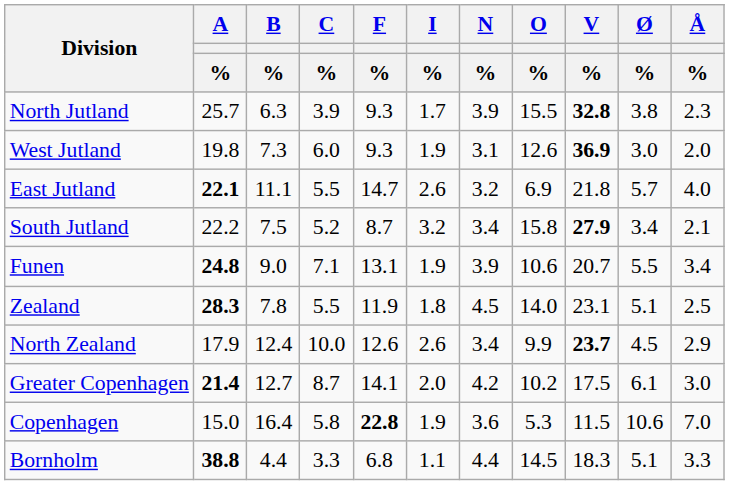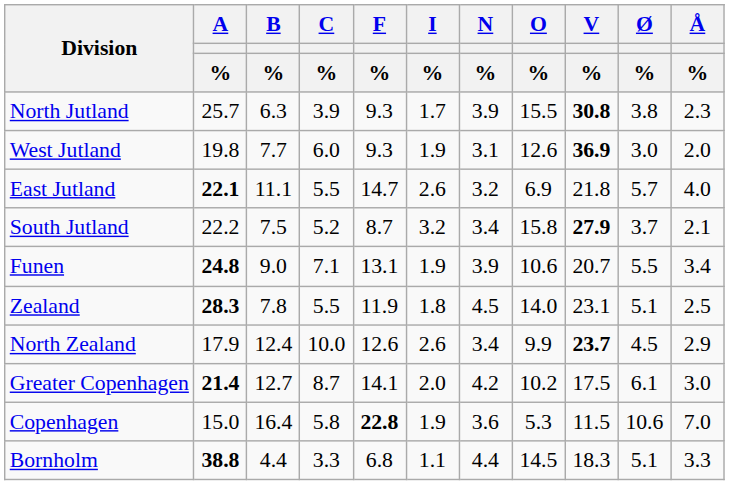(591, 111) 32.8 -> (591, 111) 30.8
(273, 150) 7.3 -> (273, 150) 7.7
(644, 227) 3.4 -> (644, 227) 3.7
